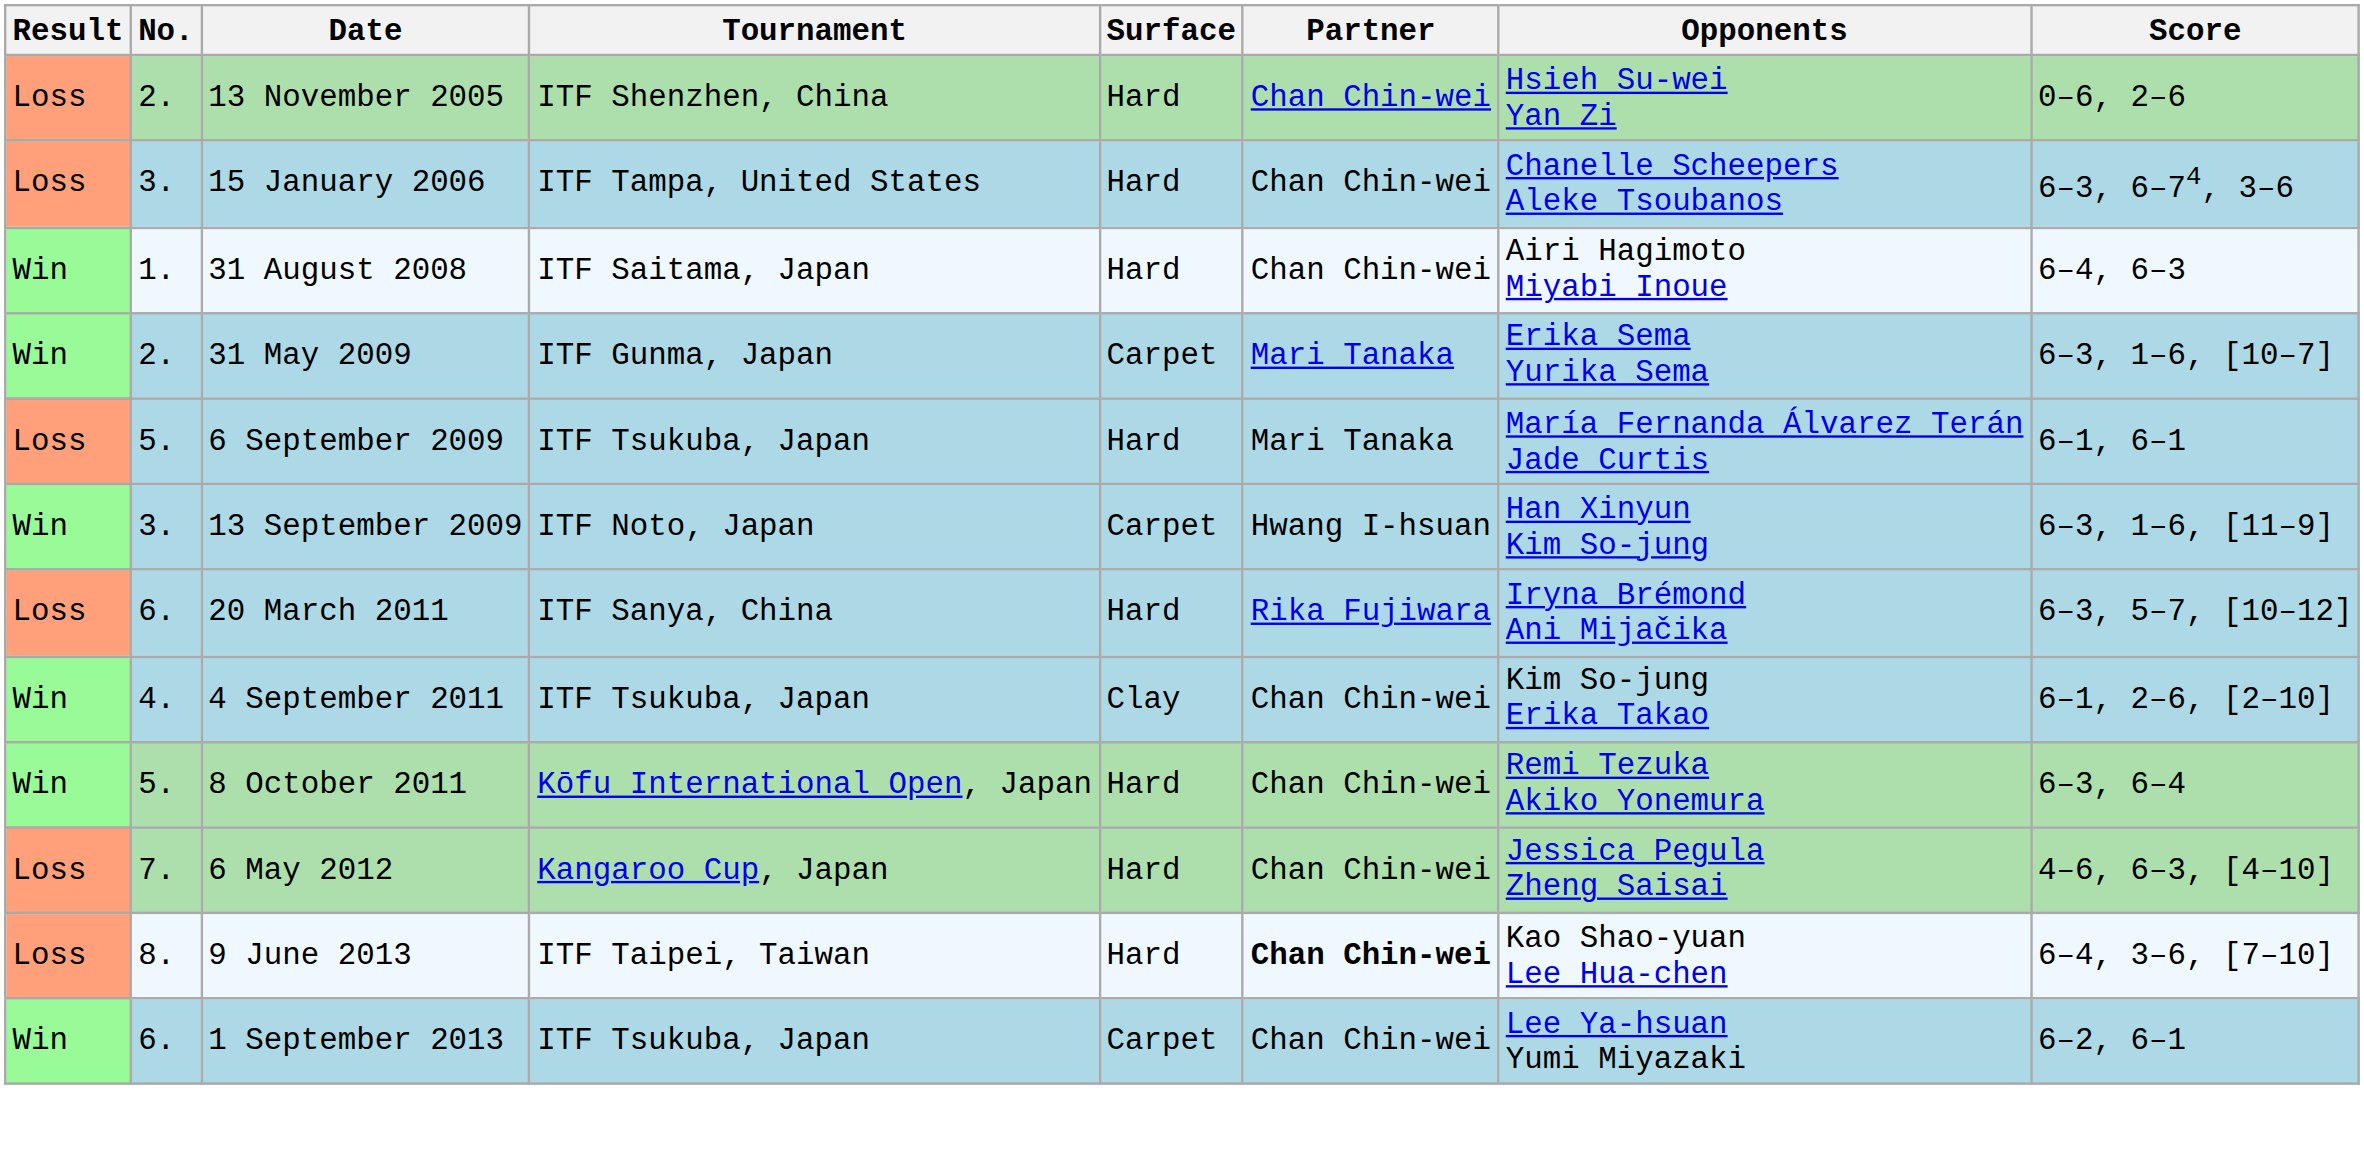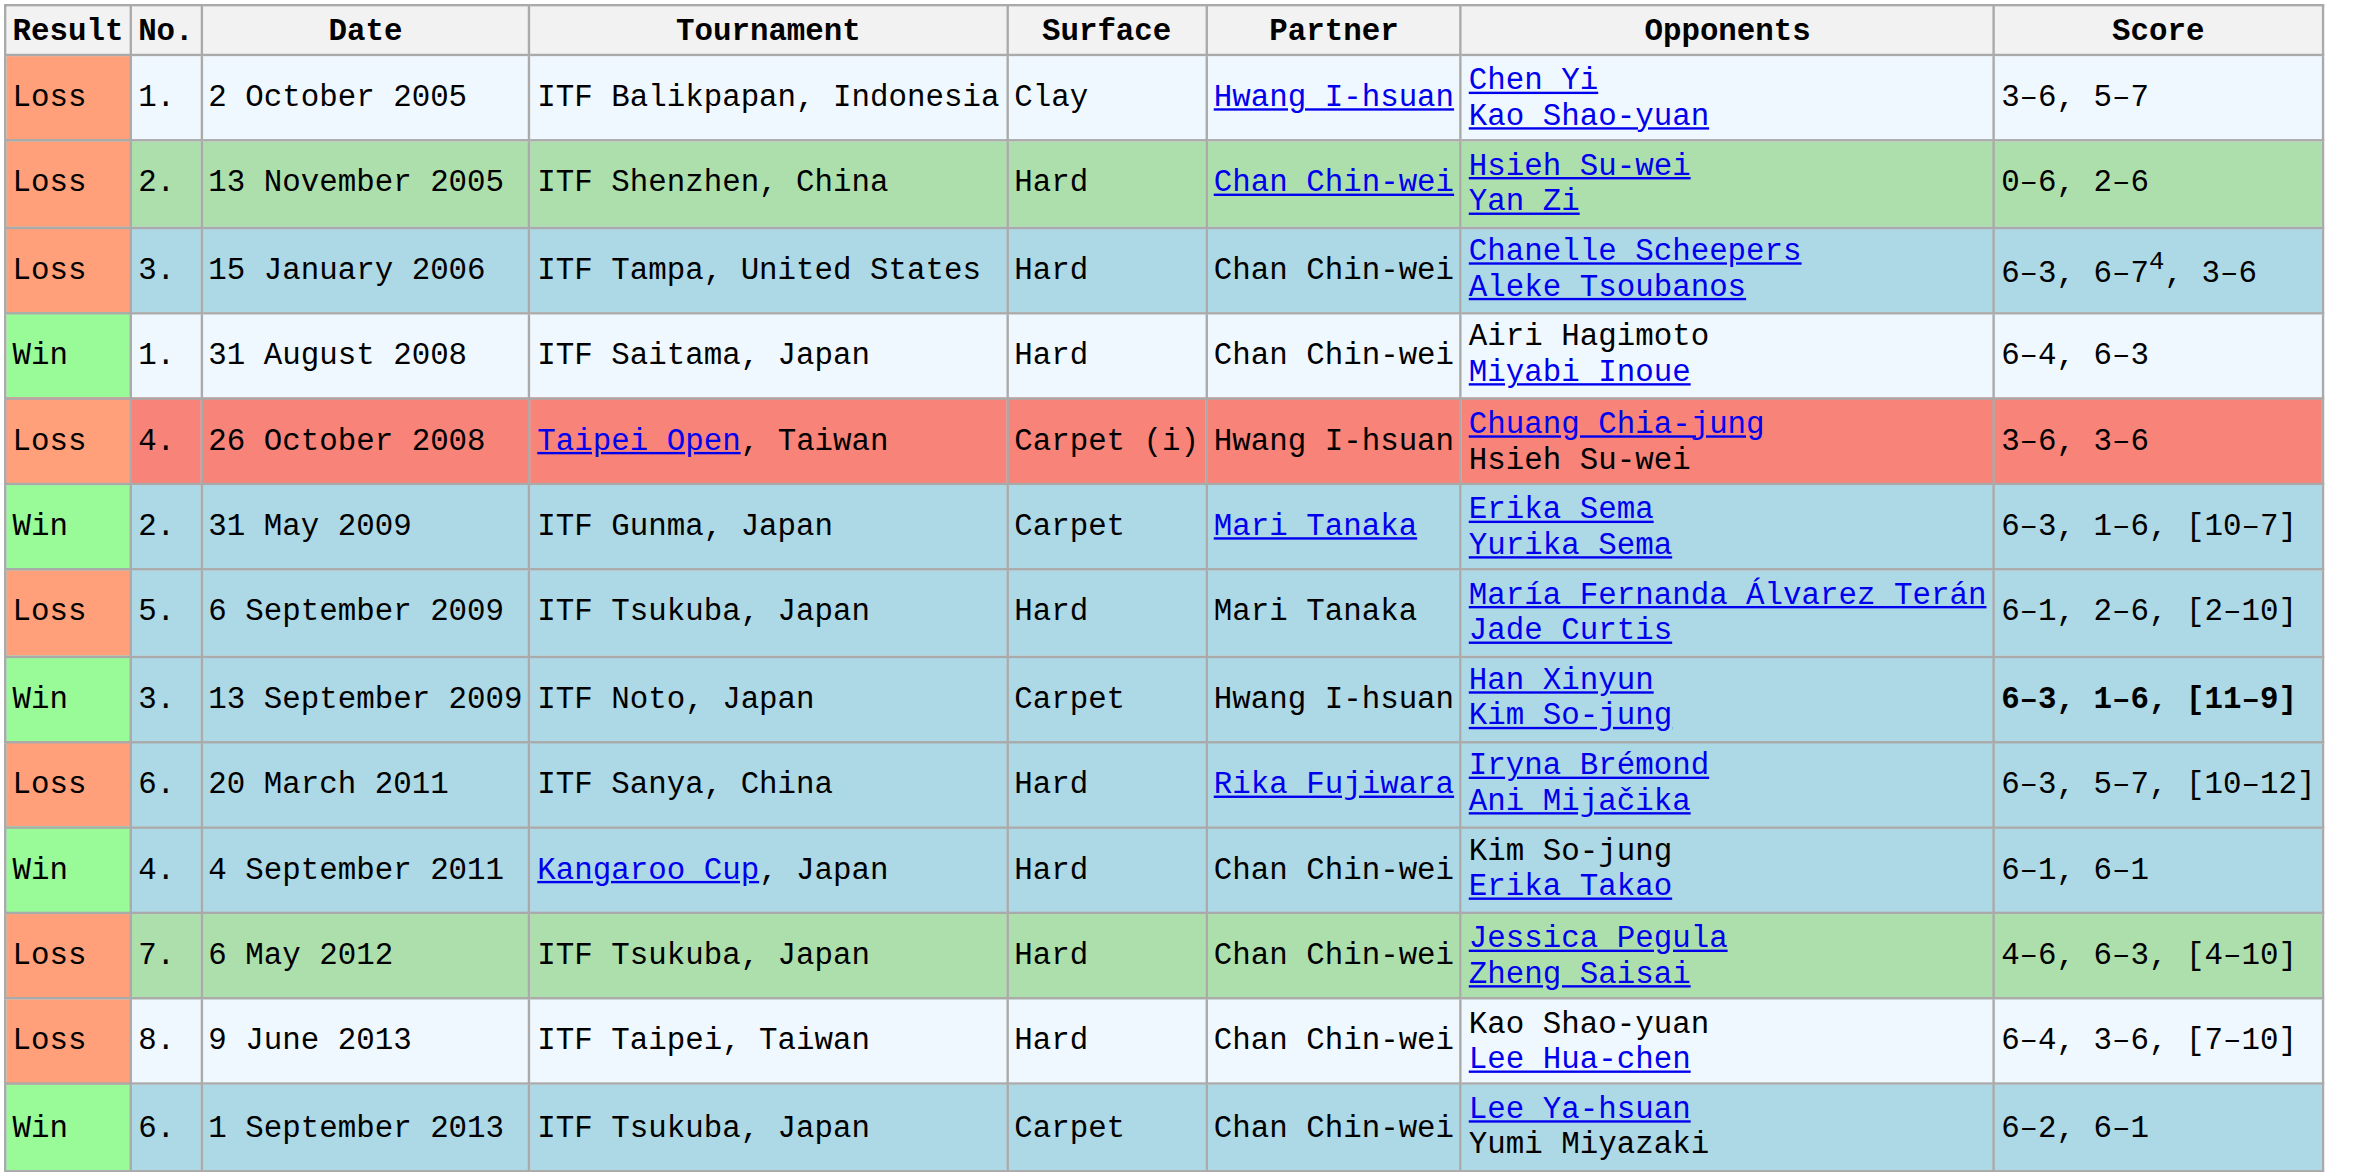+ row: (338, 98)
+ row: (347, 441)
(2112, 441) 6–1, 6–1 -> (2149, 613) 6–1, 2–6, [2–10]
(2186, 527) normal -> (2149, 699) bold
(704, 699) ITF Tsukuba, Japan -> (713, 870) Kangaroo Cup, Japan
(1144, 699) Clay -> (1051, 870) Hard
(2186, 699) 6–1, 2–6, [2–10] -> (2075, 870) 6–1, 6–1
- row: (338, 784)
(713, 870) Kangaroo Cup, Japan -> (704, 956) ITF Tsukuba, Japan
(1371, 956) bold -> (1334, 1042) normal
